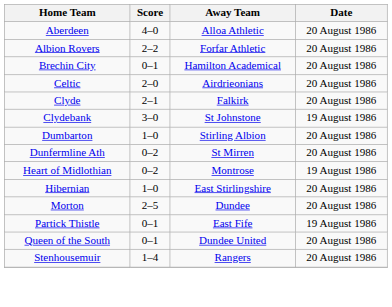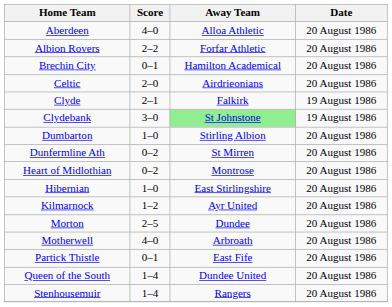(341, 100) 20 August 1986 -> (341, 100) 19 August 1986
(233, 118) no background -> (233, 118) lightgreen background
(341, 170) 19 August 1986 -> (341, 170) 20 August 1986
+ row: (67, 205)
+ row: (67, 240)
(341, 223) 19 August 1986 -> (341, 258) 20 August 1986
(150, 240) 0–1 -> (150, 275) 1–4
